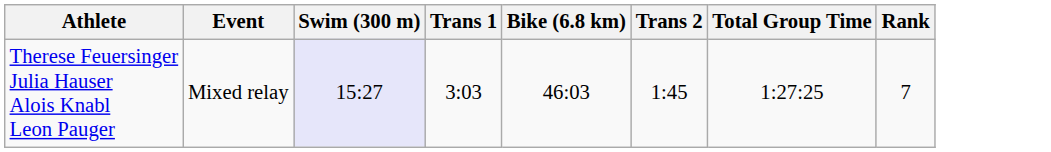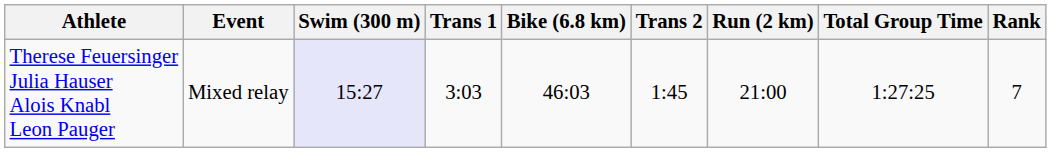+ column: (763, 21)
